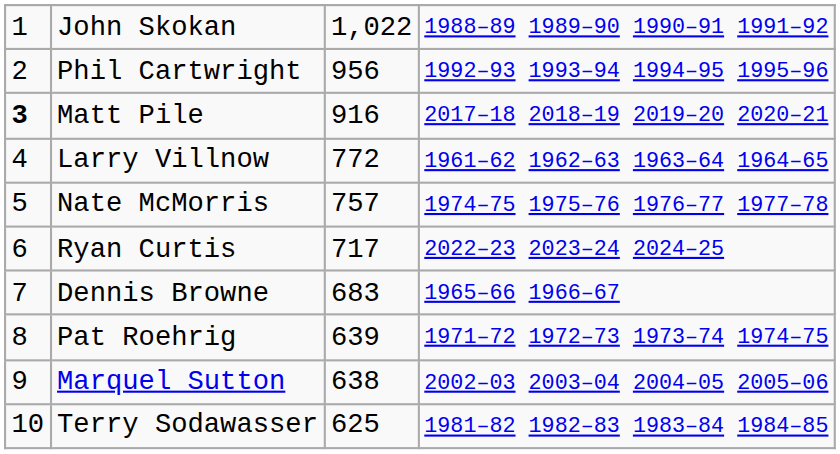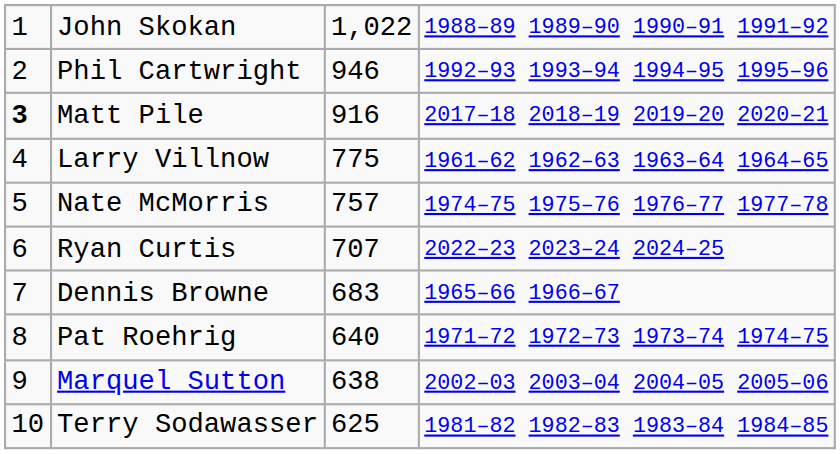(355, 71) 956 -> (355, 71) 946
(355, 160) 772 -> (355, 160) 775
(355, 249) 717 -> (355, 249) 707
(355, 337) 639 -> (355, 337) 640
